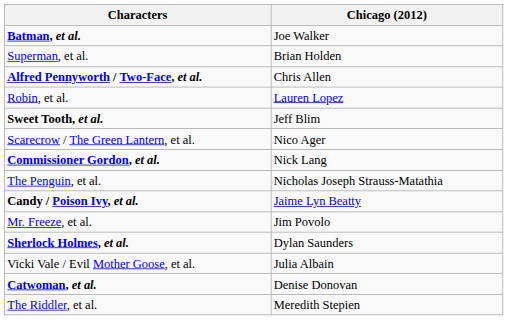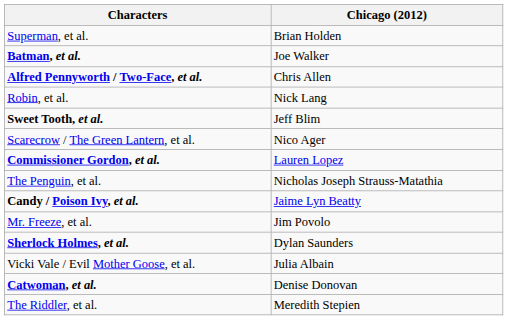rows swapped: (44, 35) <-> (48, 56)
(309, 98) Lauren Lopez -> (300, 98) Nick Lang
(300, 160) Nick Lang -> (309, 160) Lauren Lopez
